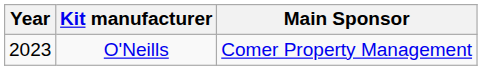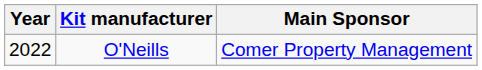(30, 49) 2023 -> (30, 49) 2022
